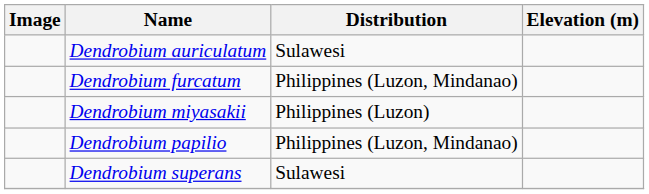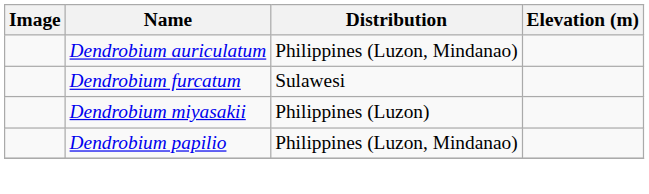(310, 50) Sulawesi -> (396, 50) Philippines (Luzon, Mindanao)
(396, 81) Philippines (Luzon, Mindanao) -> (310, 81) Sulawesi
- row: (156, 173)
